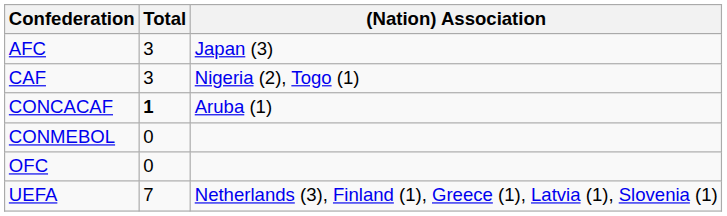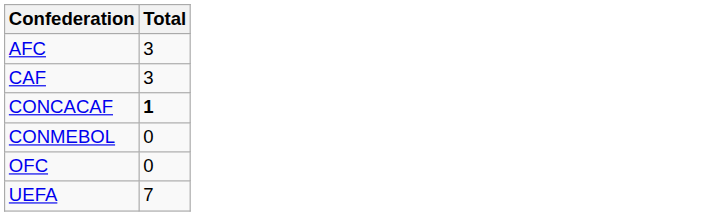- column: (456, 19)
